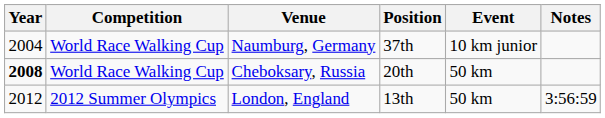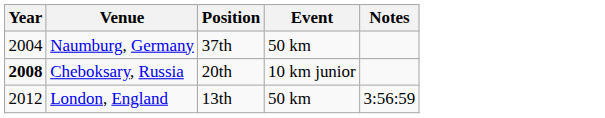- column: (137, 17)
(493, 44) 10 km junior -> (289, 44) 50 km
(471, 71) 50 km -> (312, 71) 10 km junior
